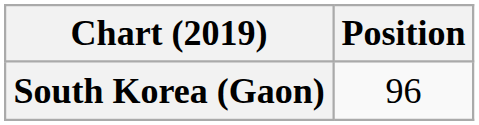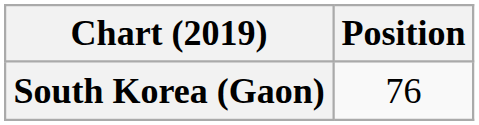(403, 90) 96 -> (403, 90) 76
